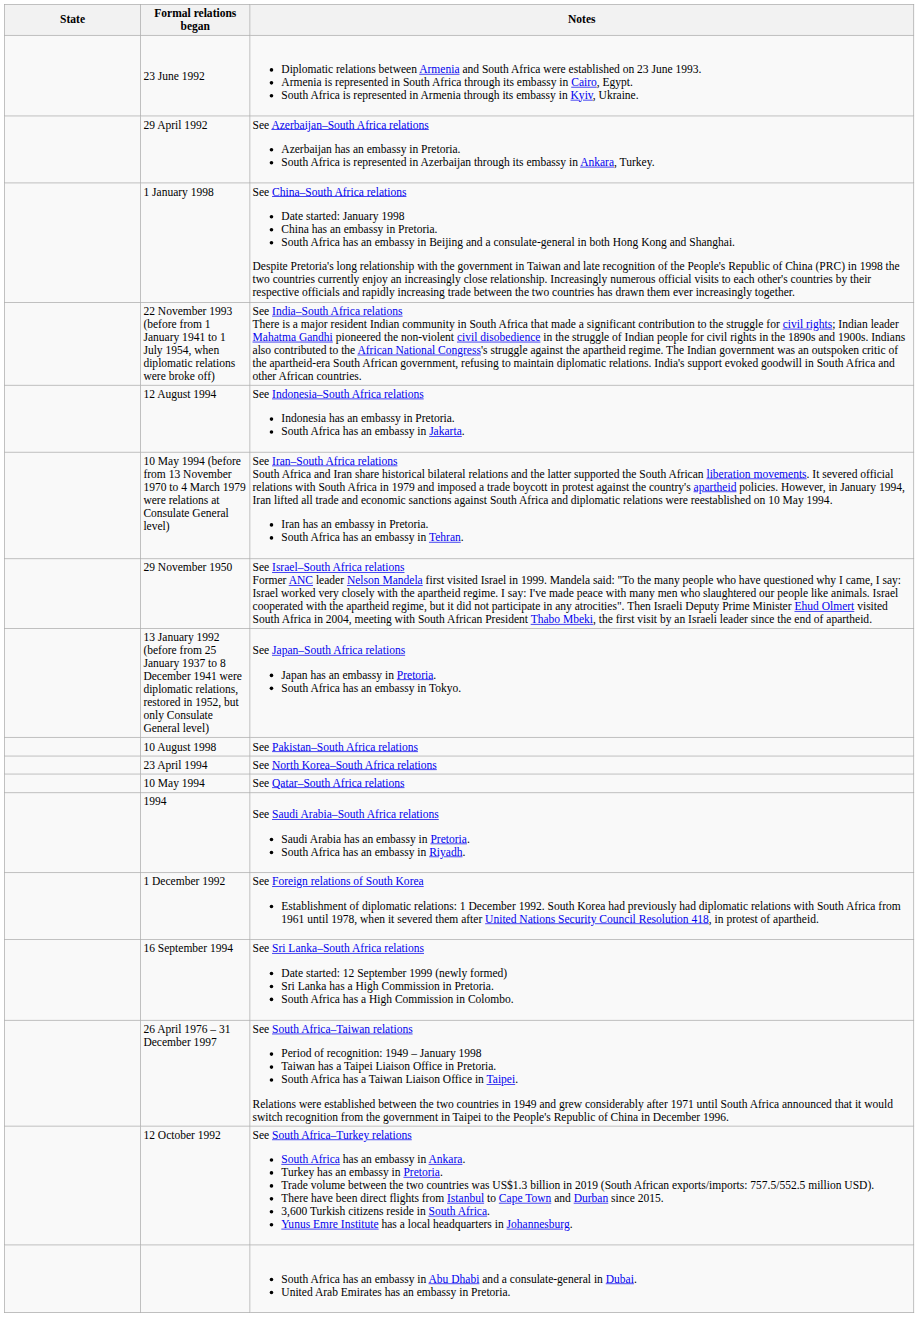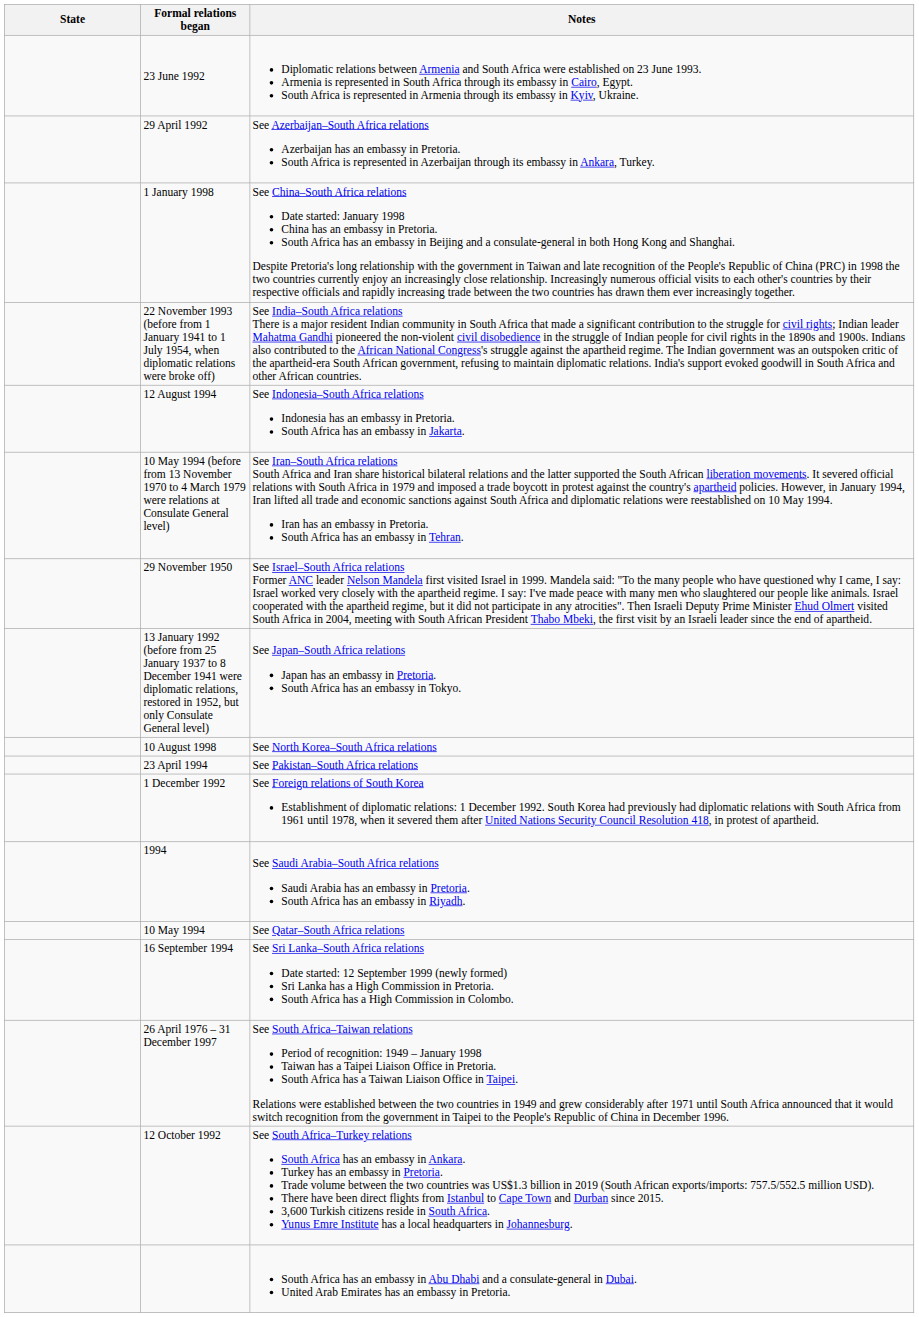(335, 746) See Pakistan–South Africa relations -> (345, 746) See North Korea–South Africa relations
(345, 765) See North Korea–South Africa relations -> (335, 765) See Pakistan–South Africa relations
rows swapped: (174, 783) <-> (184, 881)
